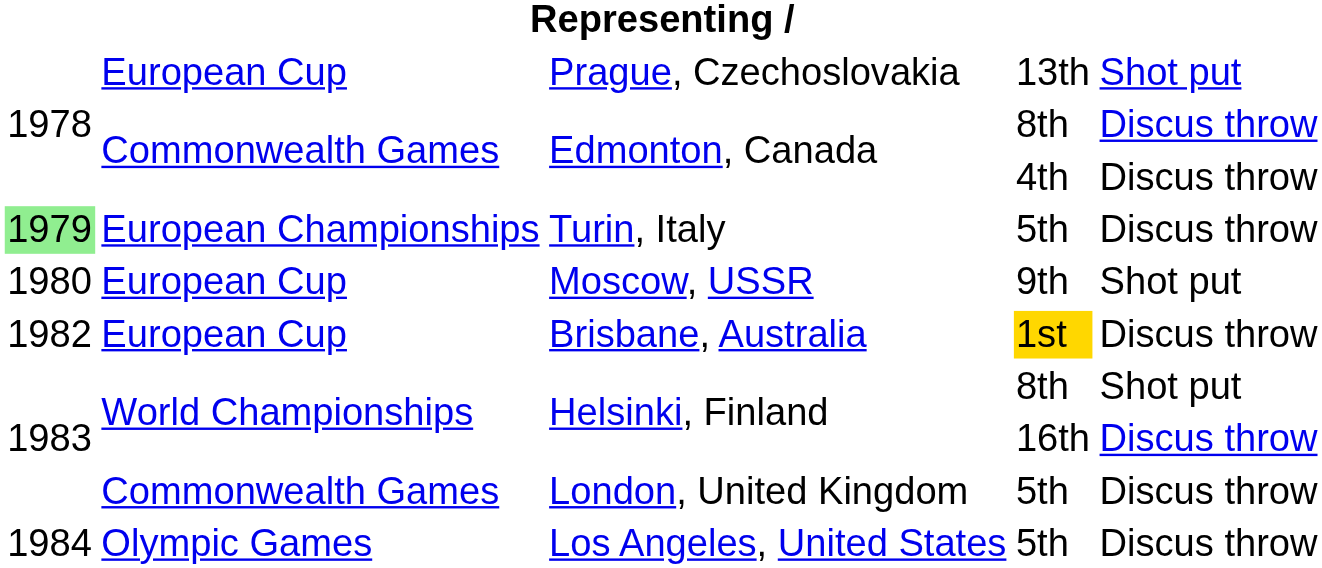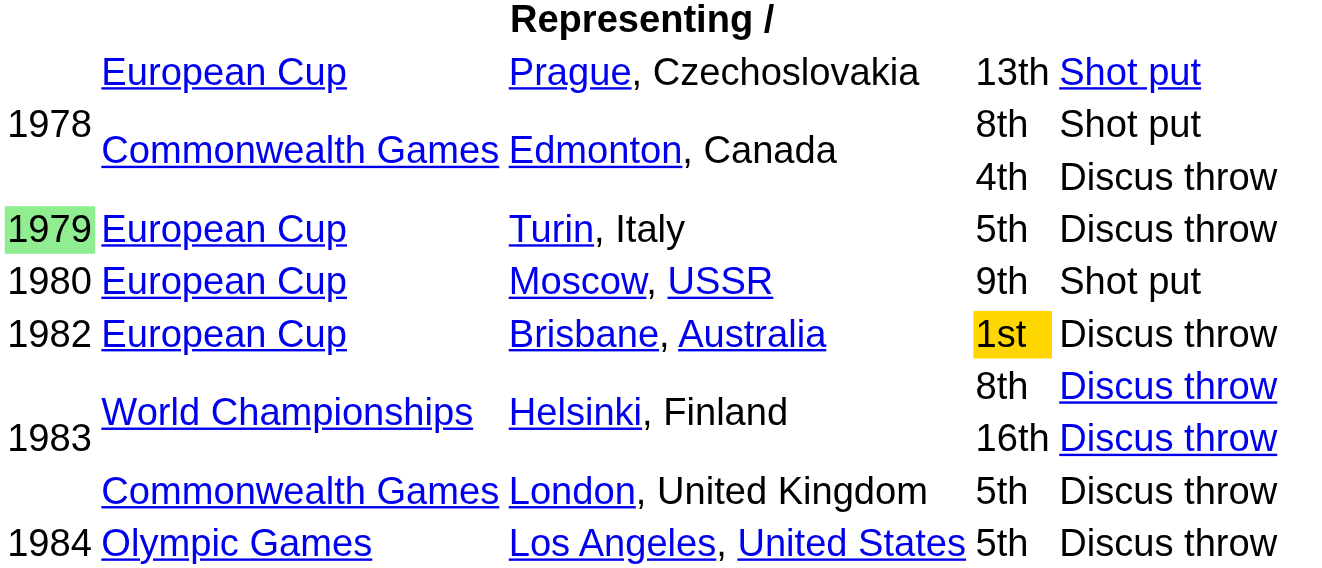(1209, 124) Discus throw -> (1130, 124) Shot put
(320, 229) European Championships -> (224, 229) European Cup
(1170, 386) Shot put -> (1168, 386) Discus throw
